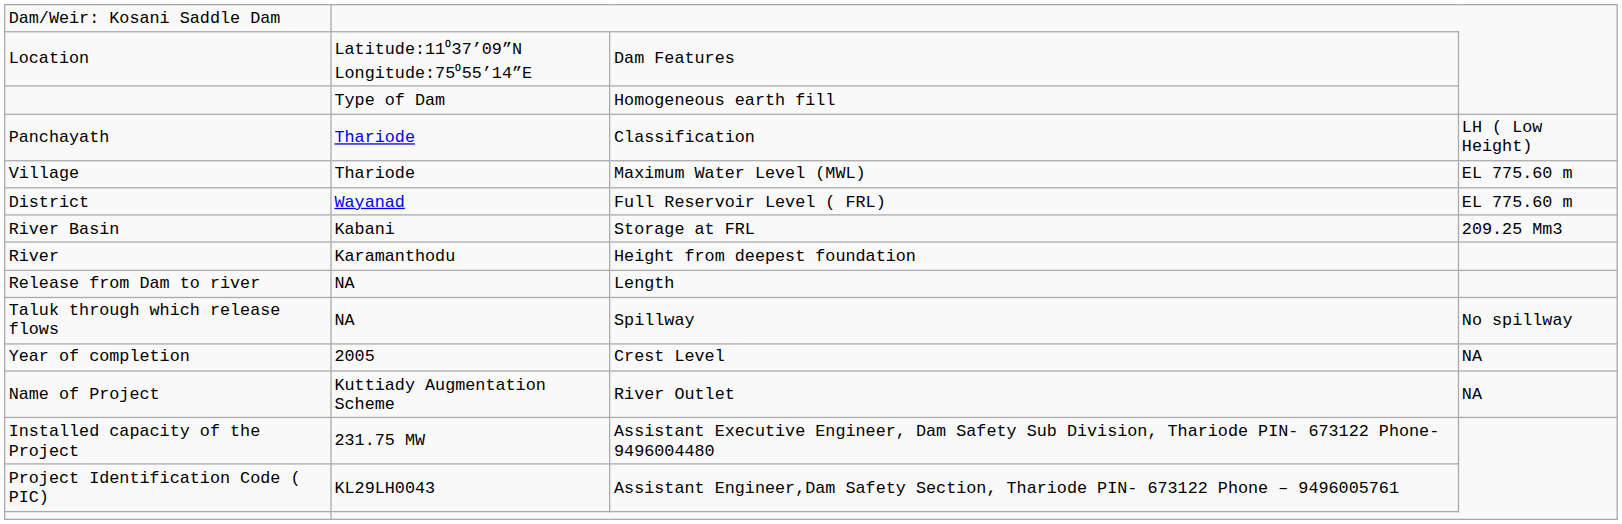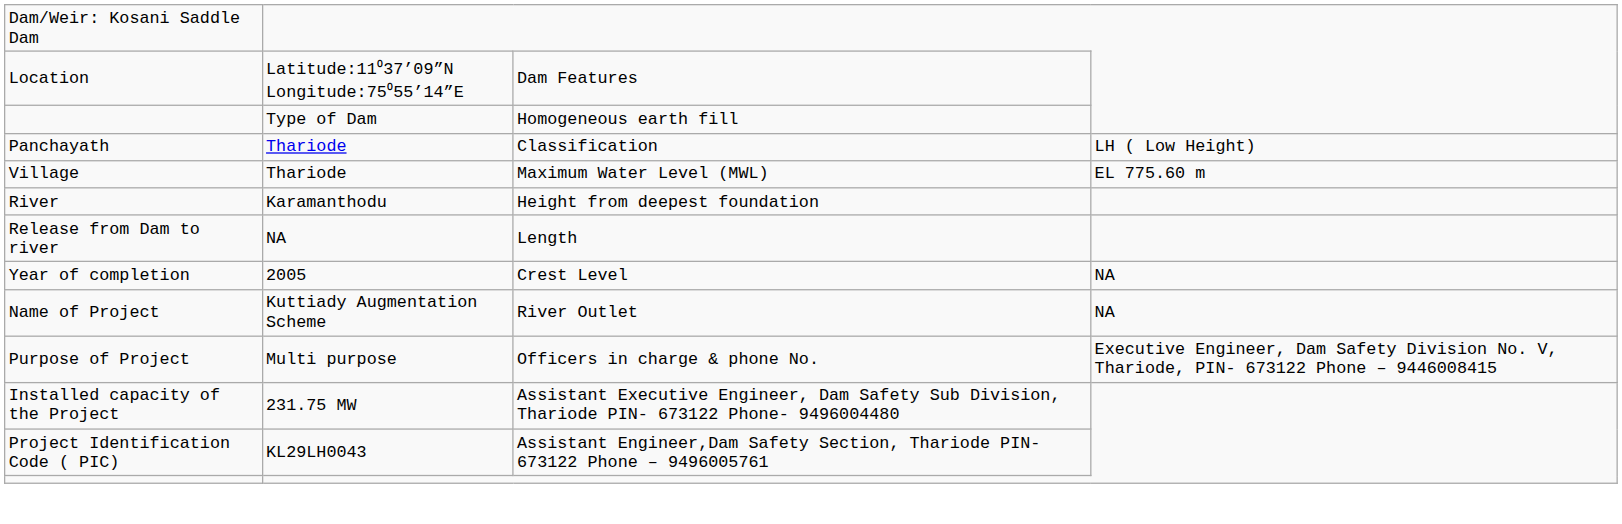- row: (49, 201)
- row: (64, 229)
- row: (144, 320)
+ row: (99, 359)
